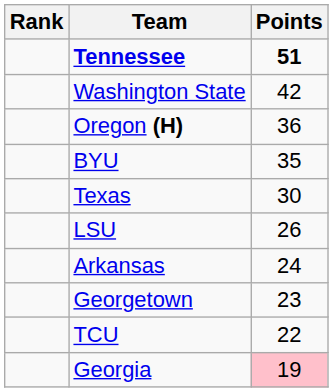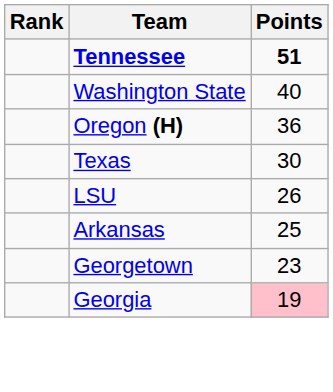(289, 91) 42 -> (289, 91) 40
- row: (96, 160)
(289, 265) 24 -> (289, 230) 25
- row: (96, 334)
